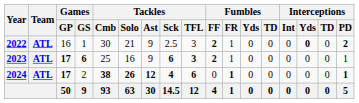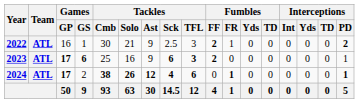(308, 43) bold -> (308, 43) normal
(231, 59) 1 -> (231, 59) 0
